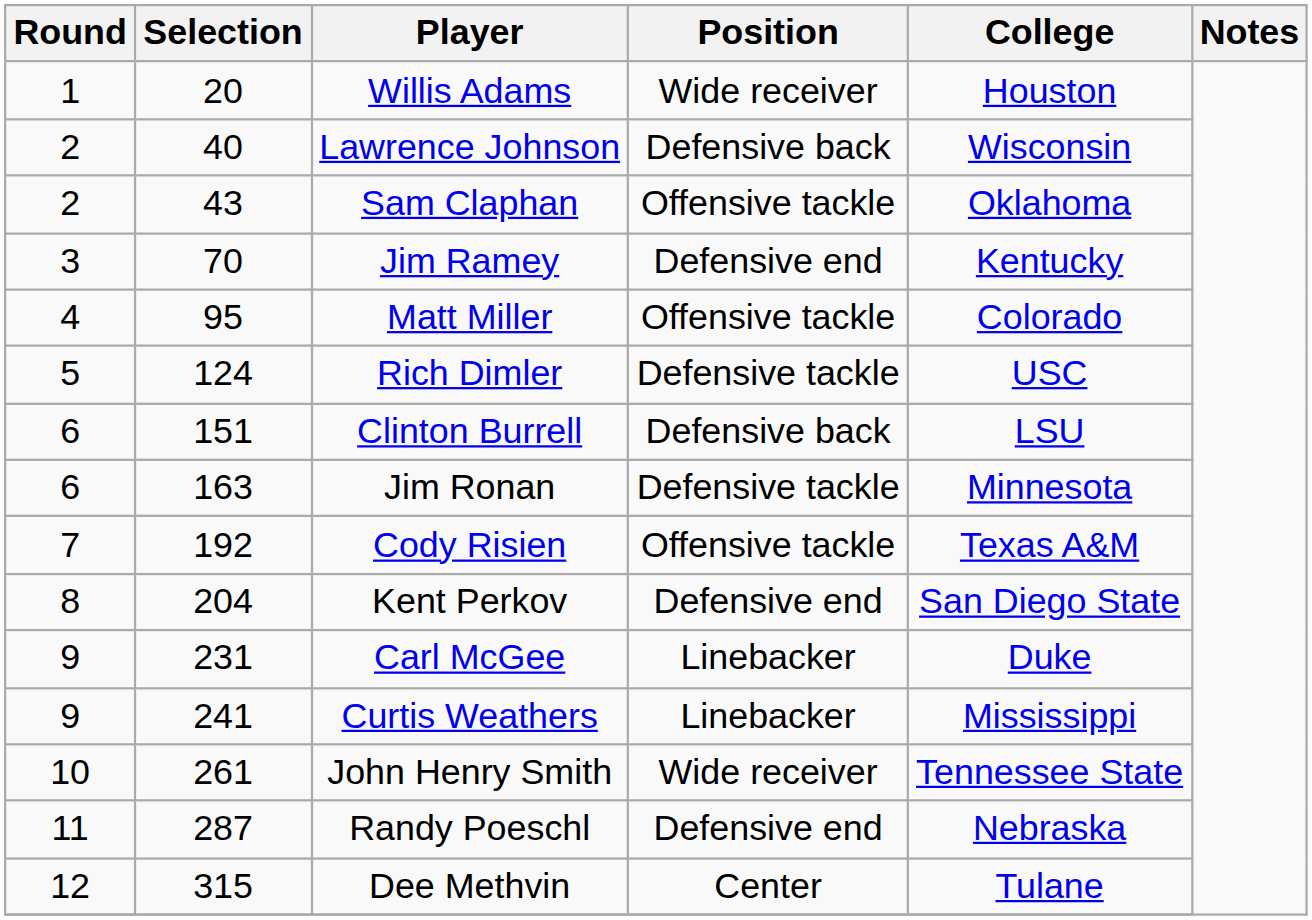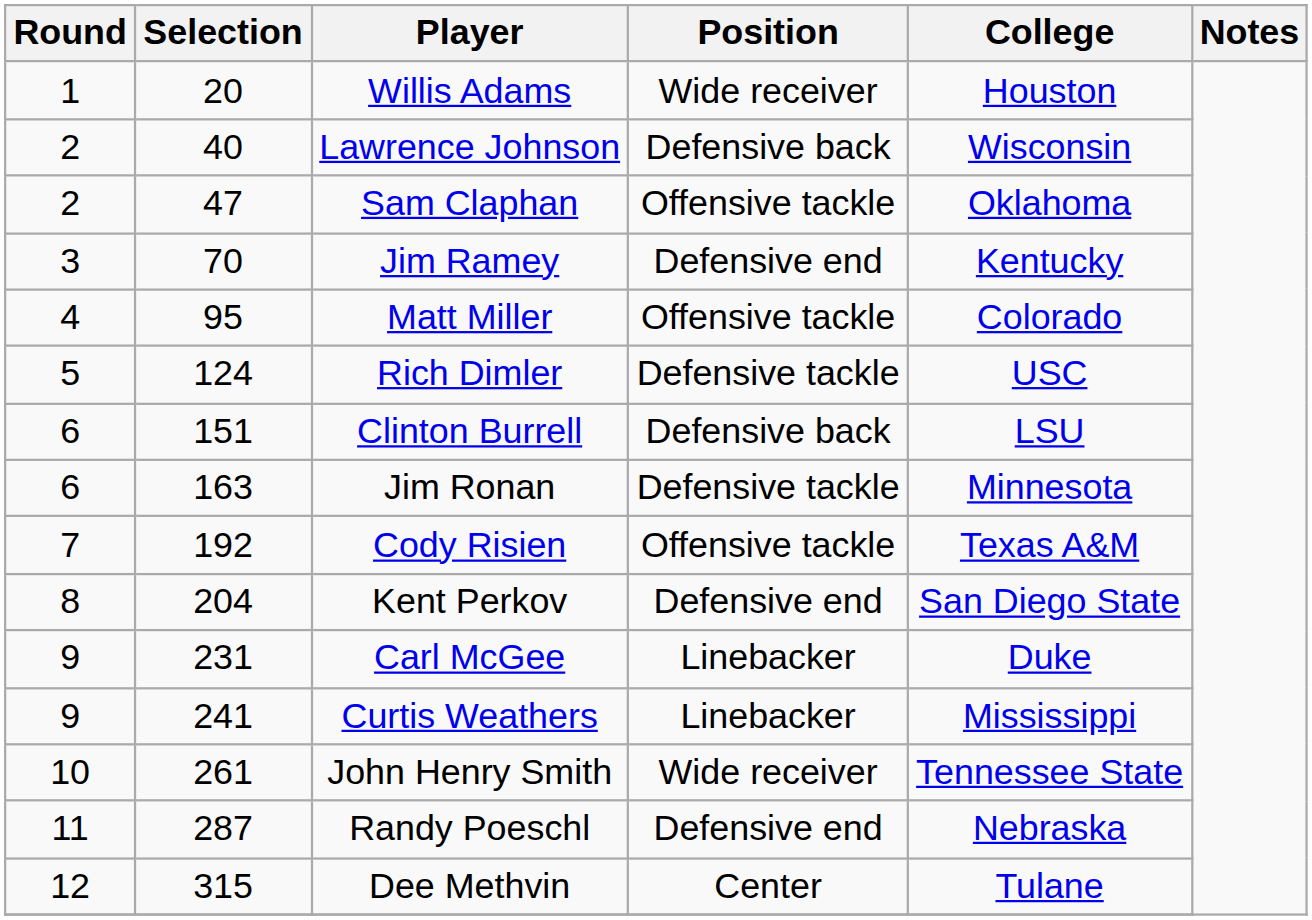(223, 203) 43 -> (223, 203) 47
